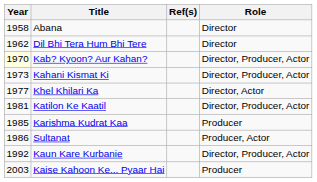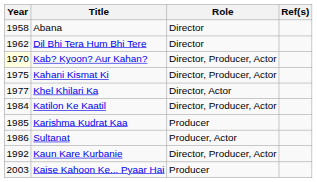columns swapped: (255, 12) <-> (183, 12)
(18, 75) 1973 -> (18, 75) 1975
(18, 106) 1981 -> (18, 106) 1984
